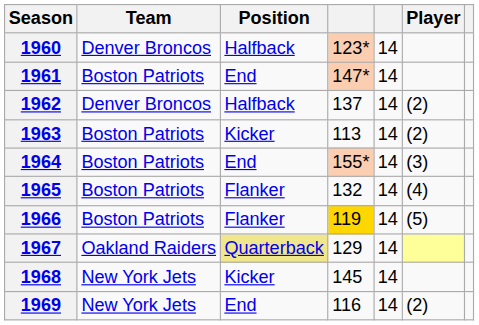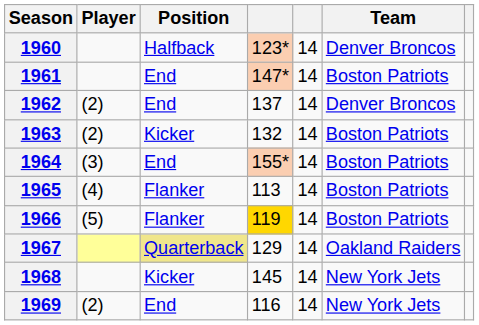columns swapped: (433, 18) <-> (149, 18)
(260, 104) Halfback -> (160, 104) End
(347, 133) 113 -> (267, 133) 132
(347, 190) 132 -> (266, 190) 113
